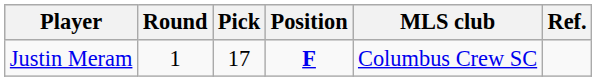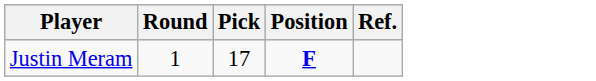- column: (448, 22)
